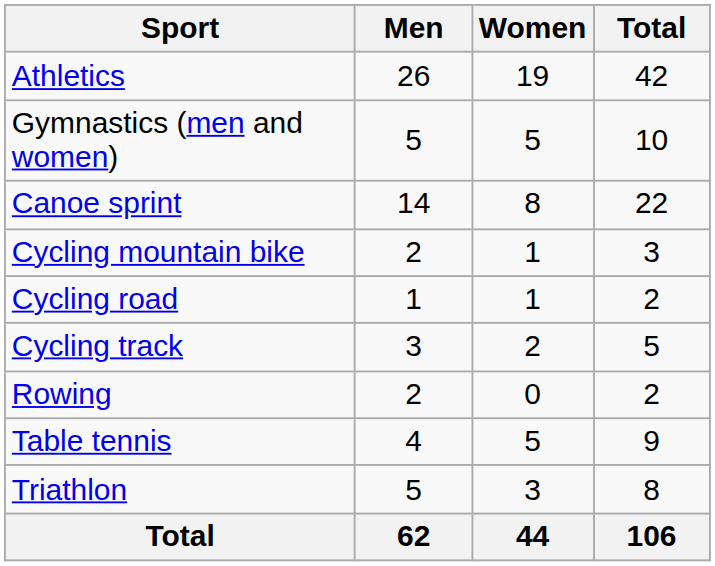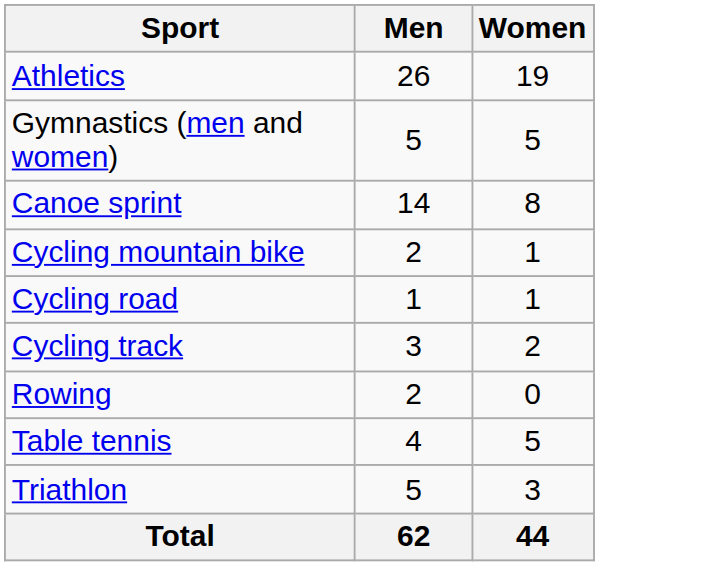- column: (652, 28)
